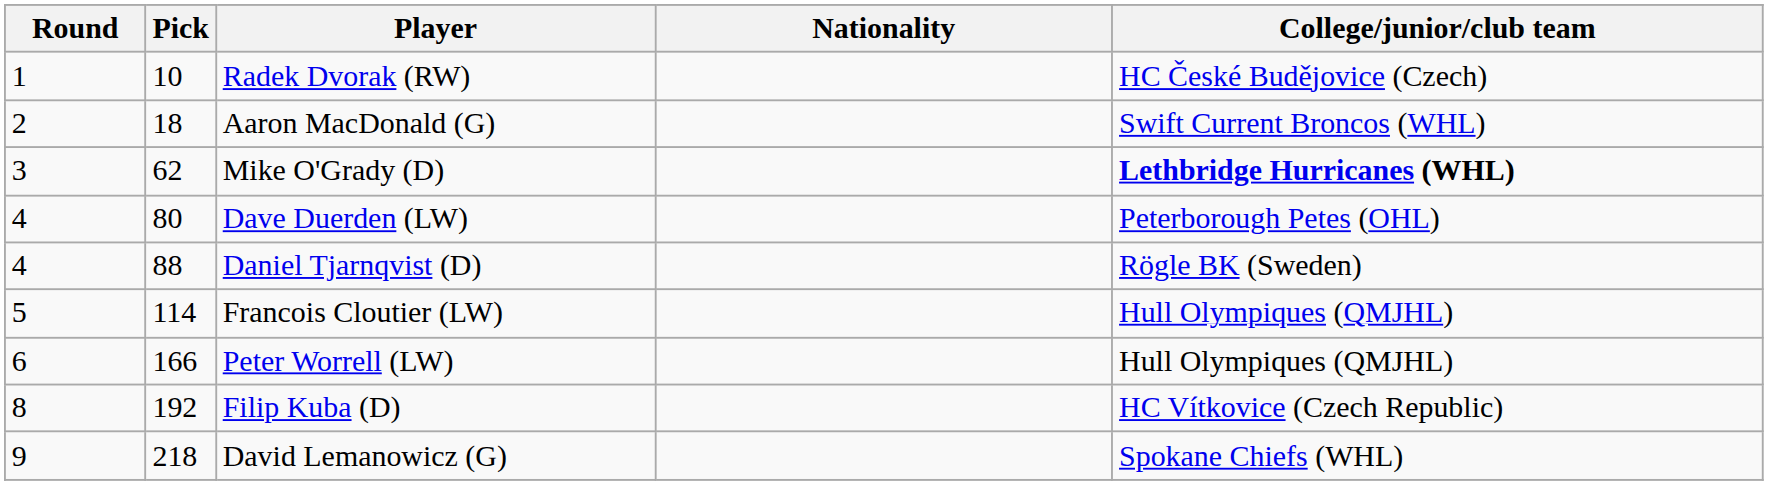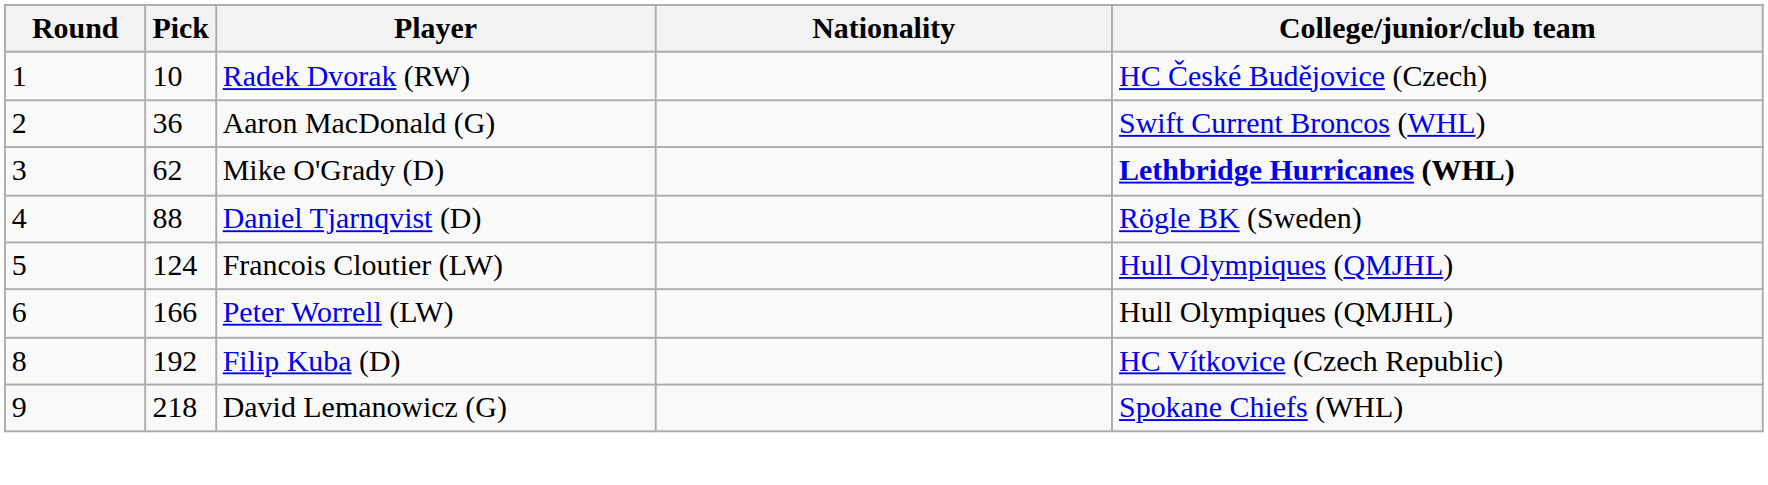(167, 123) 18 -> (167, 123) 36
- row: (345, 218)
(174, 312) 114 -> (175, 265) 124
